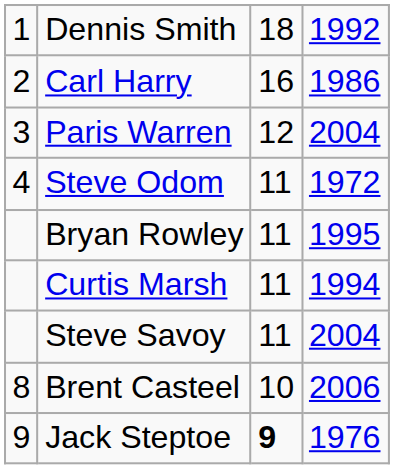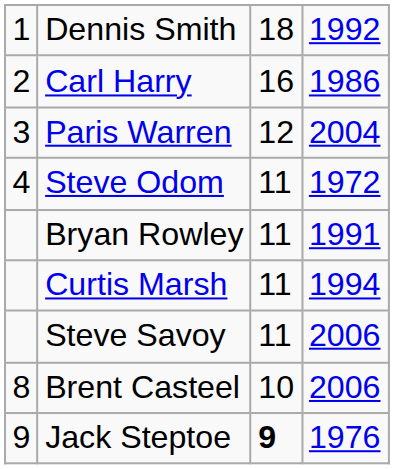(345, 234) 1995 -> (345, 234) 1991
(345, 336) 2004 -> (345, 336) 2006
